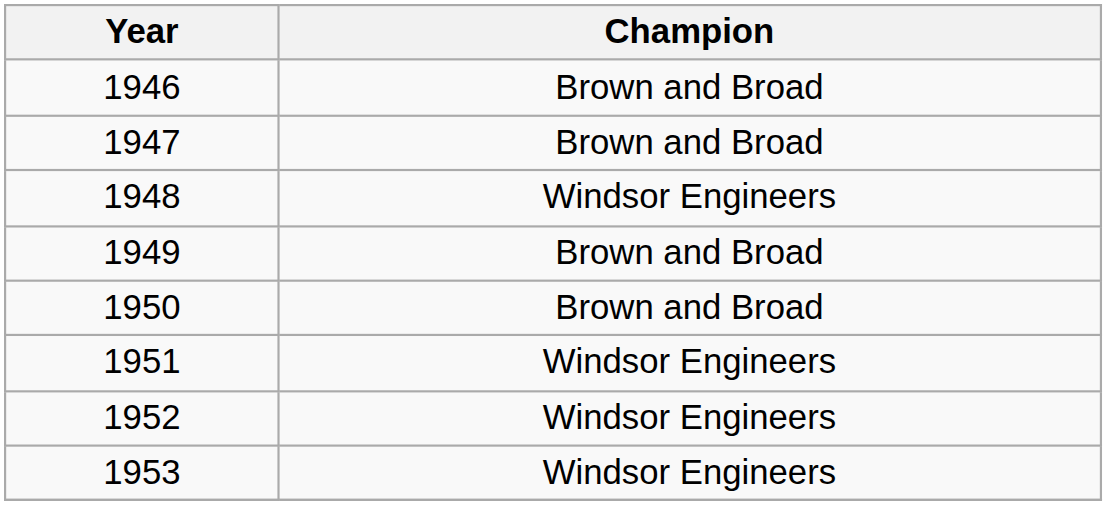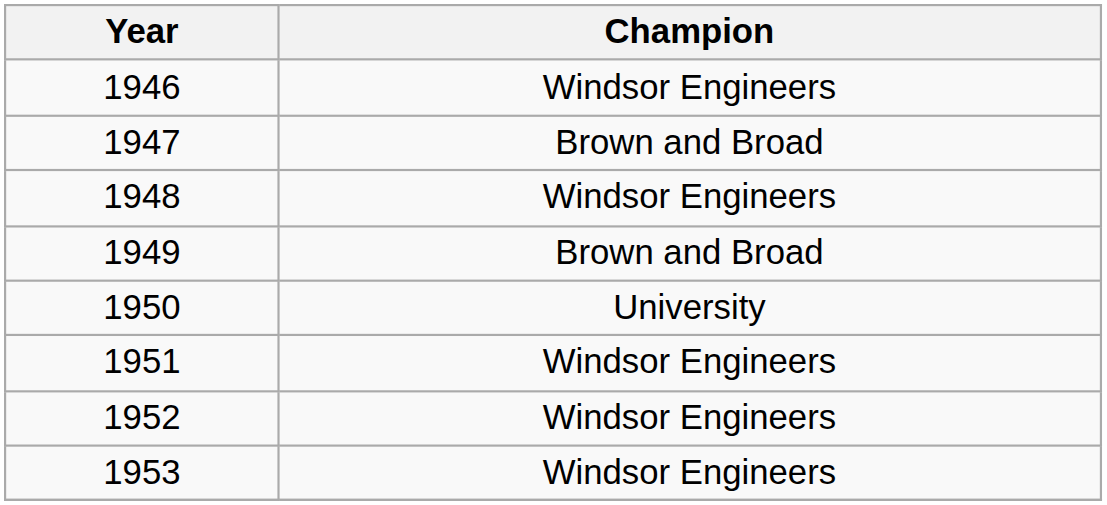(689, 87) Brown and Broad -> (689, 87) Windsor Engineers
(689, 307) Brown and Broad -> (689, 307) University
